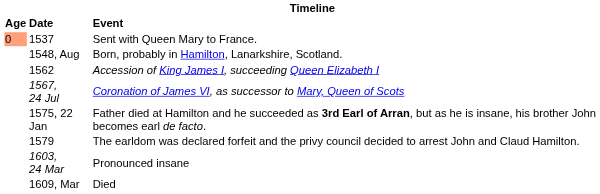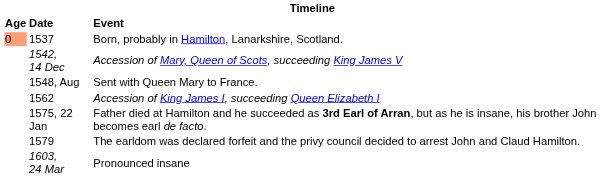(175, 39) Sent with Queen Mary to France. -> (218, 39) Born, probably in Hamilton, Lanarkshire, Scotland.
+ row: (47, 61)
(218, 54) Born, probably in Hamilton, Lanarkshire, Scotland. -> (175, 82) Sent with Queen Mary to France.
- row: (44, 91)
- row: (54, 184)
